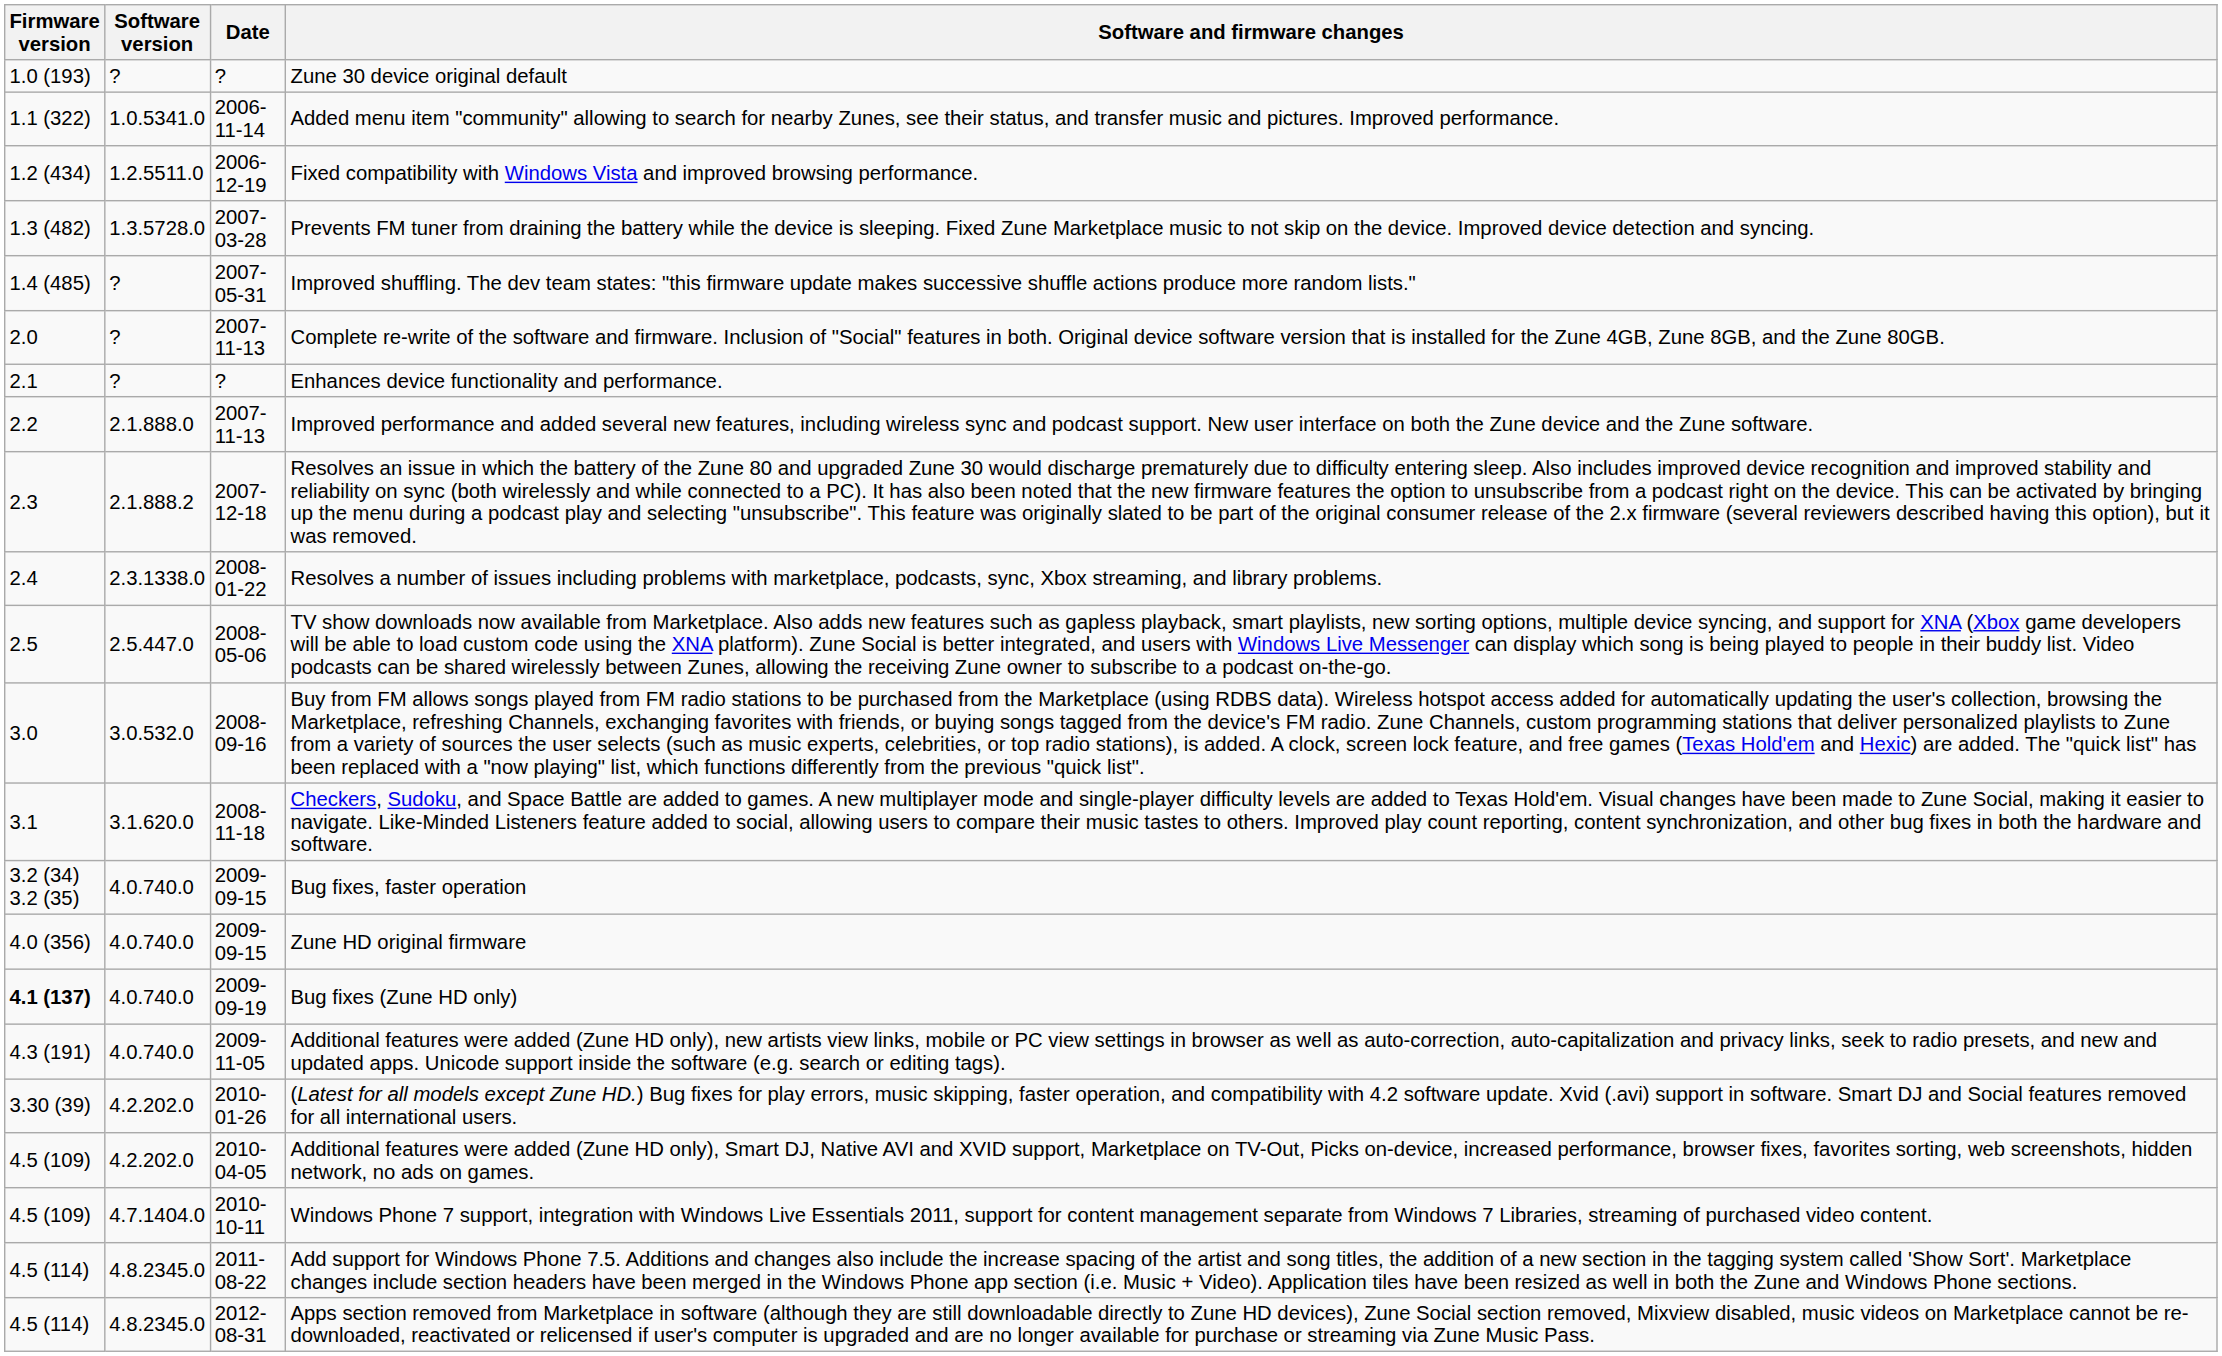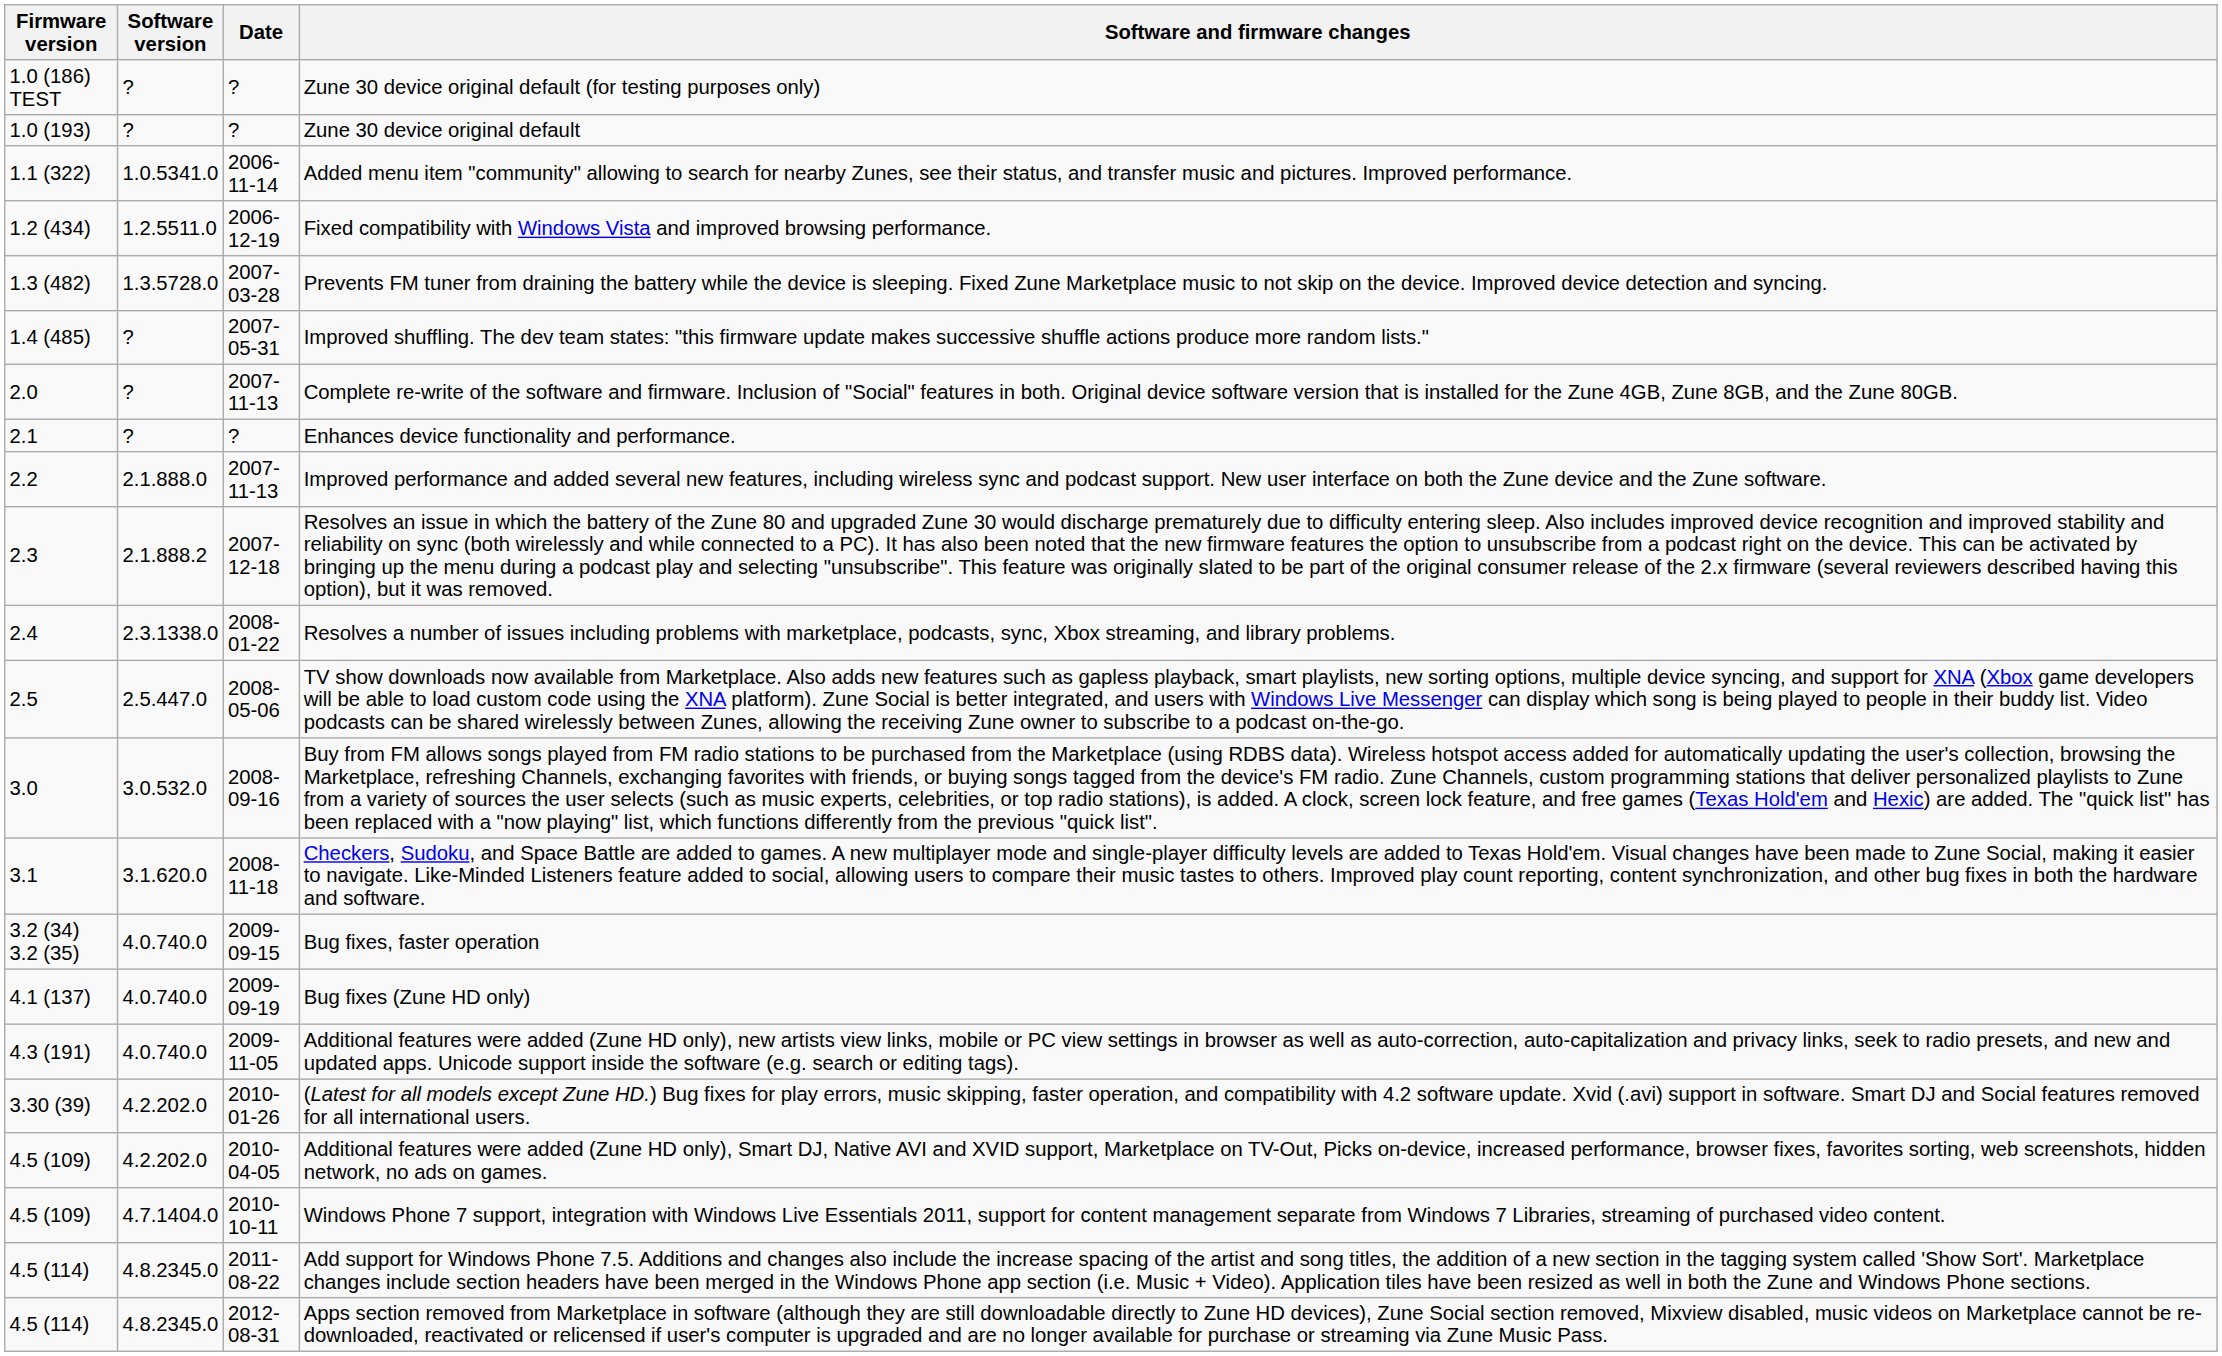+ row: (562, 87)
- row: (408, 942)
(50, 997) bold -> (50, 997) normal
